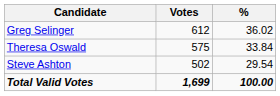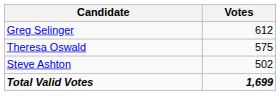- column: (244, 13)
